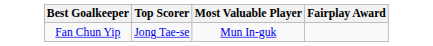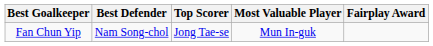+ column: (132, 13)
